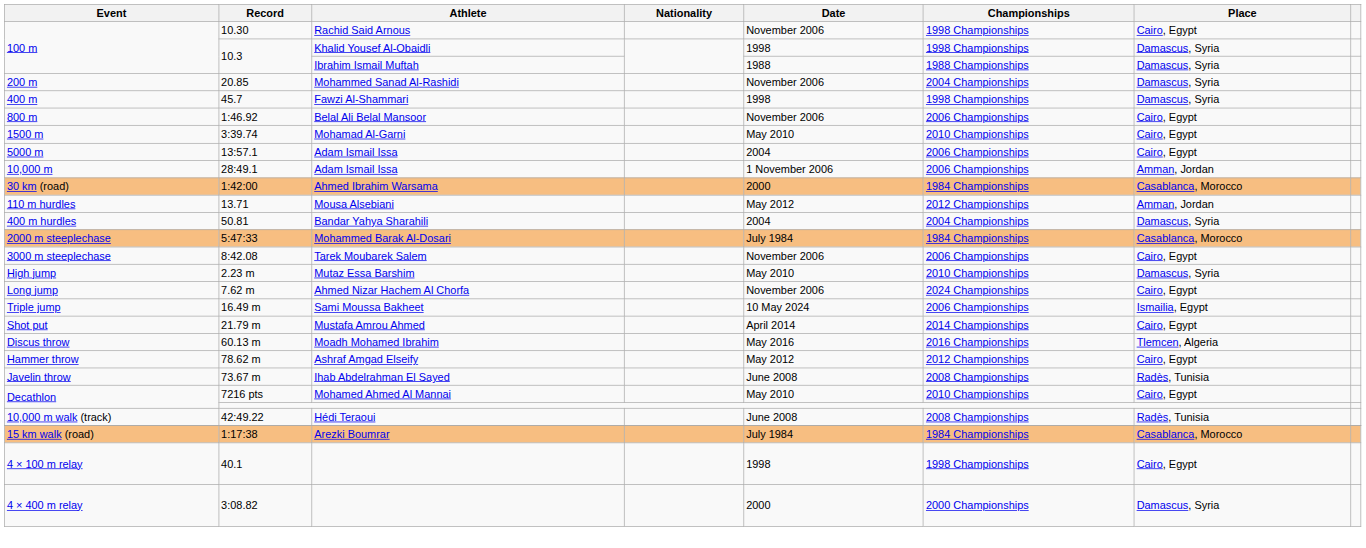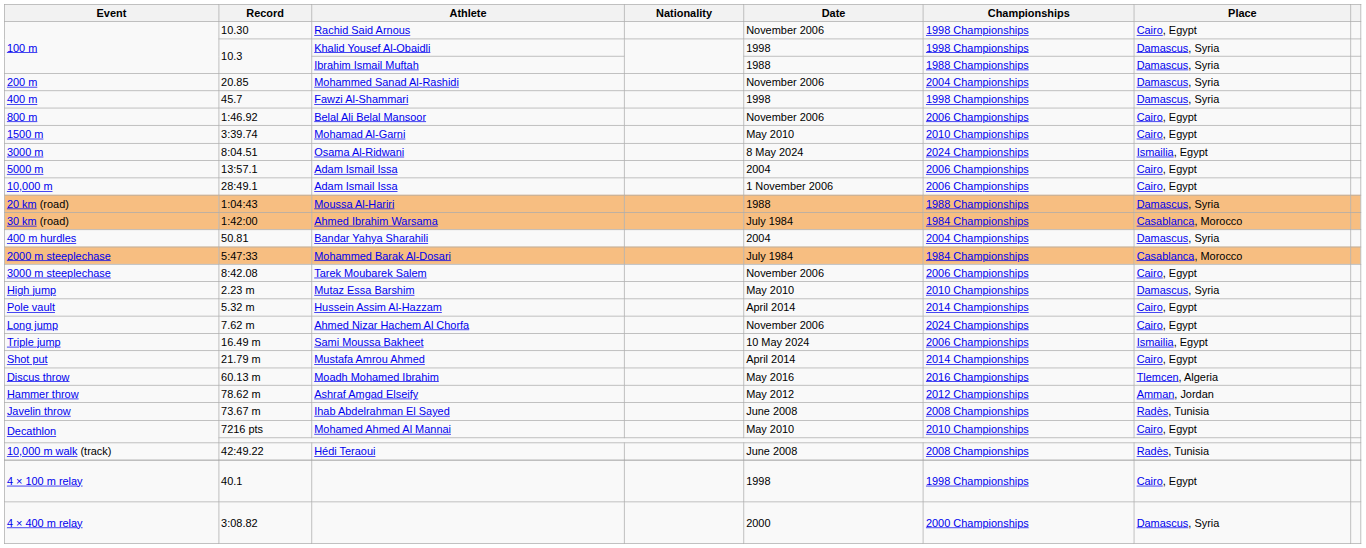+ row: (25, 152)
(1175, 169) Amman, Jordan -> (1167, 186) Cairo, Egypt
+ row: (38, 204)
(758, 186) 2000 -> (770, 221) July 1984
- row: (41, 204)
+ row: (31, 308)
(1167, 360) Cairo, Egypt -> (1175, 394) Amman, Jordan
- row: (50, 434)
